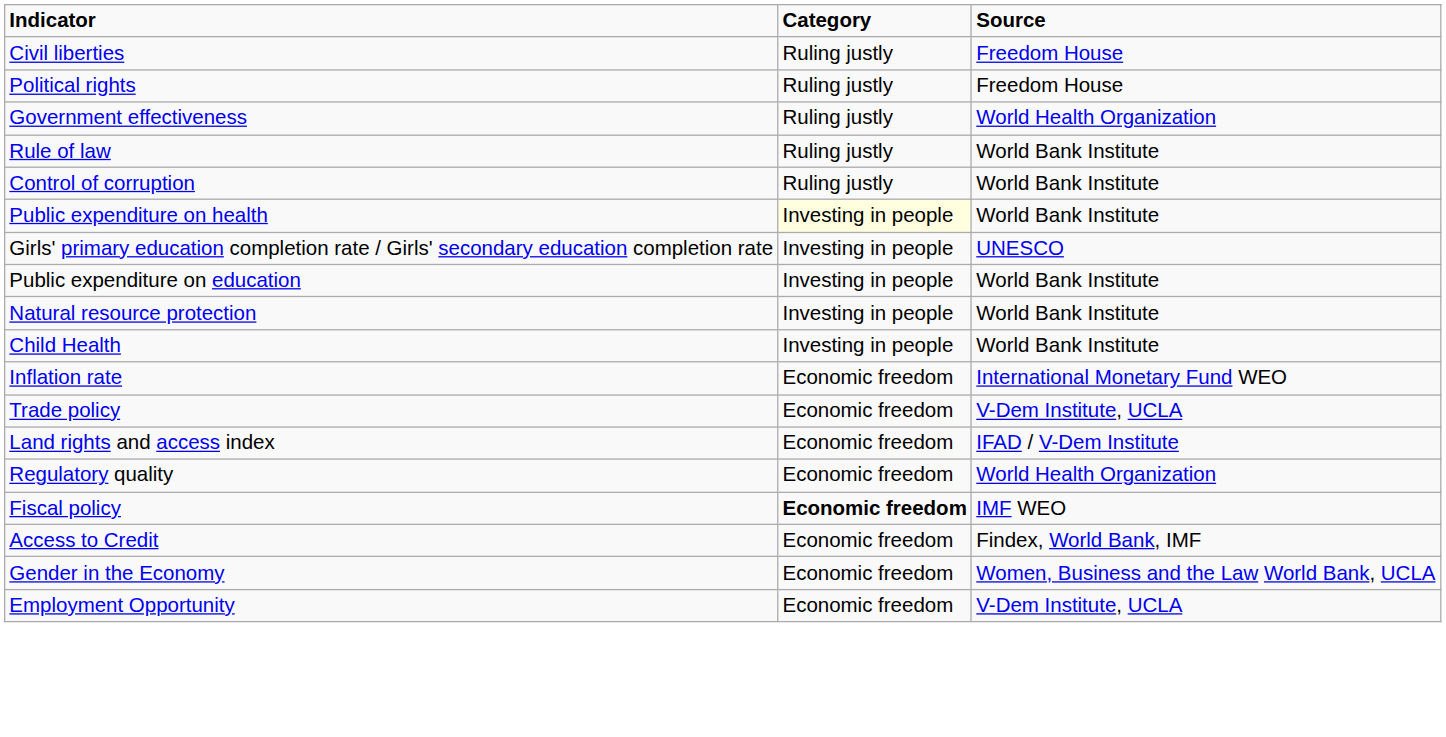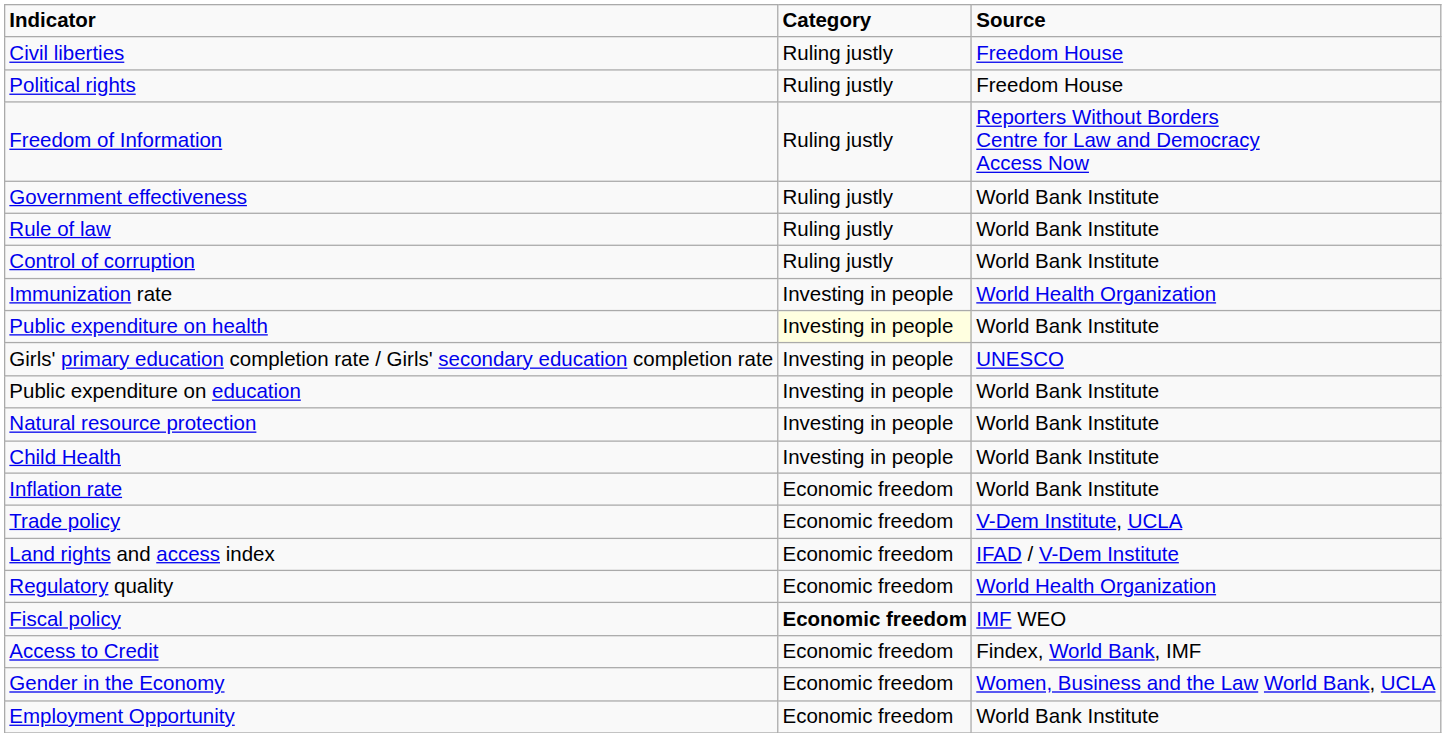+ row: (116, 141)
(1096, 118) World Health Organization -> (1068, 196) World Bank Institute
+ row: (91, 294)
(1132, 378) International Monetary Fund WEO -> (1068, 489) World Bank Institute
(1079, 605) V-Dem Institute, UCLA -> (1068, 716) World Bank Institute
